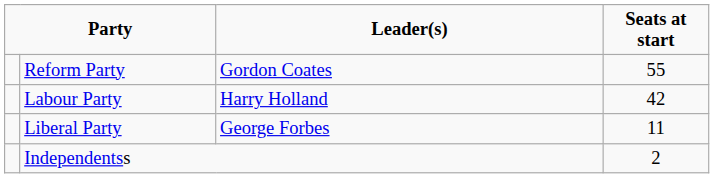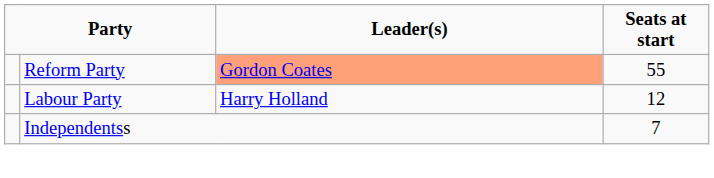(276, 69) no background -> (276, 69) lightsalmon background
(656, 98) 42 -> (656, 98) 12
- row: (73, 128)
(656, 157) 2 -> (656, 128) 7
